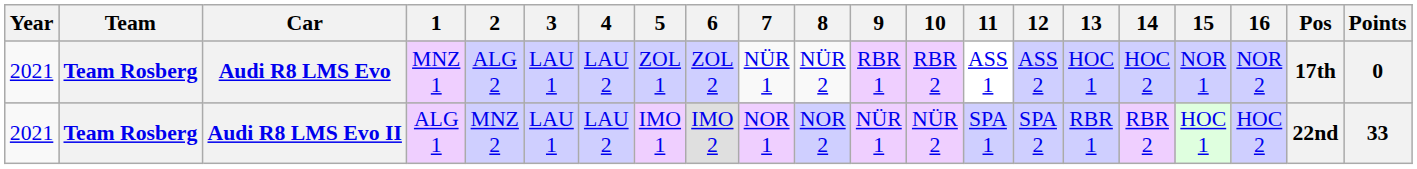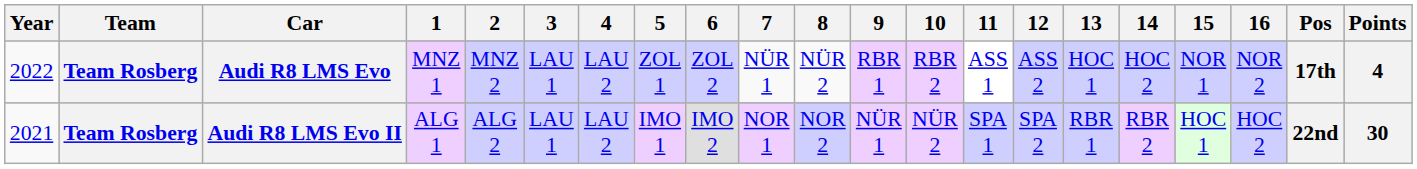(32, 71) 2021 -> (32, 71) 2022
(495, 71) ALG 2 -> (495, 71) MNZ 2
(1378, 71) 0 -> (1378, 71) 4
(495, 133) MNZ 2 -> (495, 133) ALG 2
(1378, 133) 33 -> (1378, 133) 30
